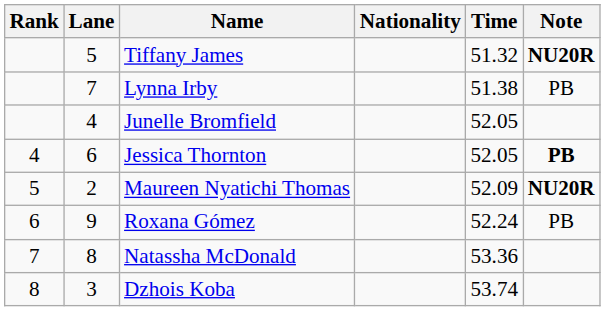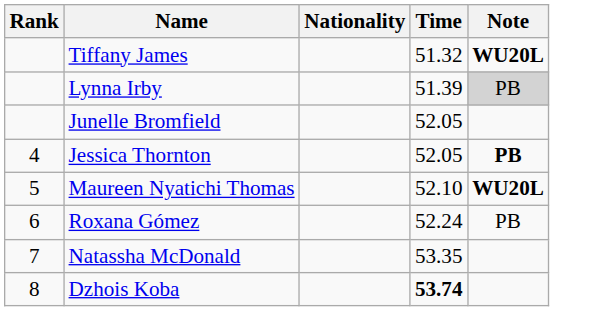- column: (91, 21)
(561, 54) NU20R -> (508, 54) WU20L
(494, 88) 51.38 -> (439, 88) 51.39
(561, 88) no background -> (508, 88) lightgrey background
(494, 188) 52.09 -> (439, 188) 52.10
(561, 188) NU20R -> (508, 188) WU20L
(494, 255) 53.36 -> (439, 255) 53.35
(494, 289) normal -> (439, 289) bold
